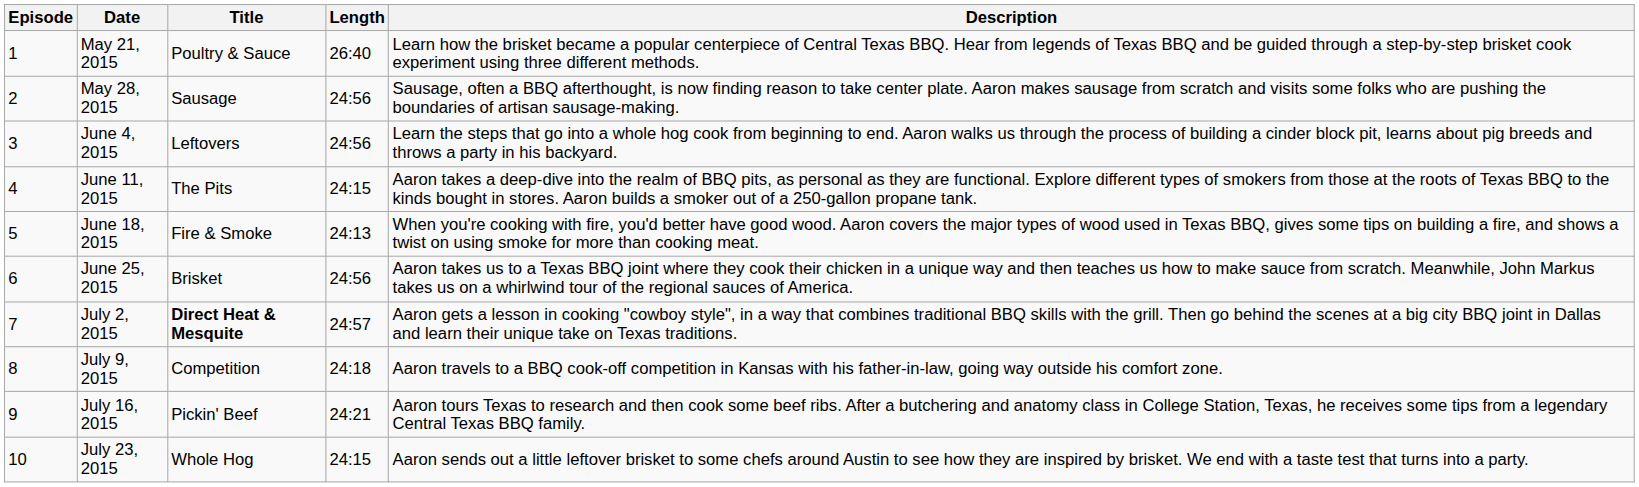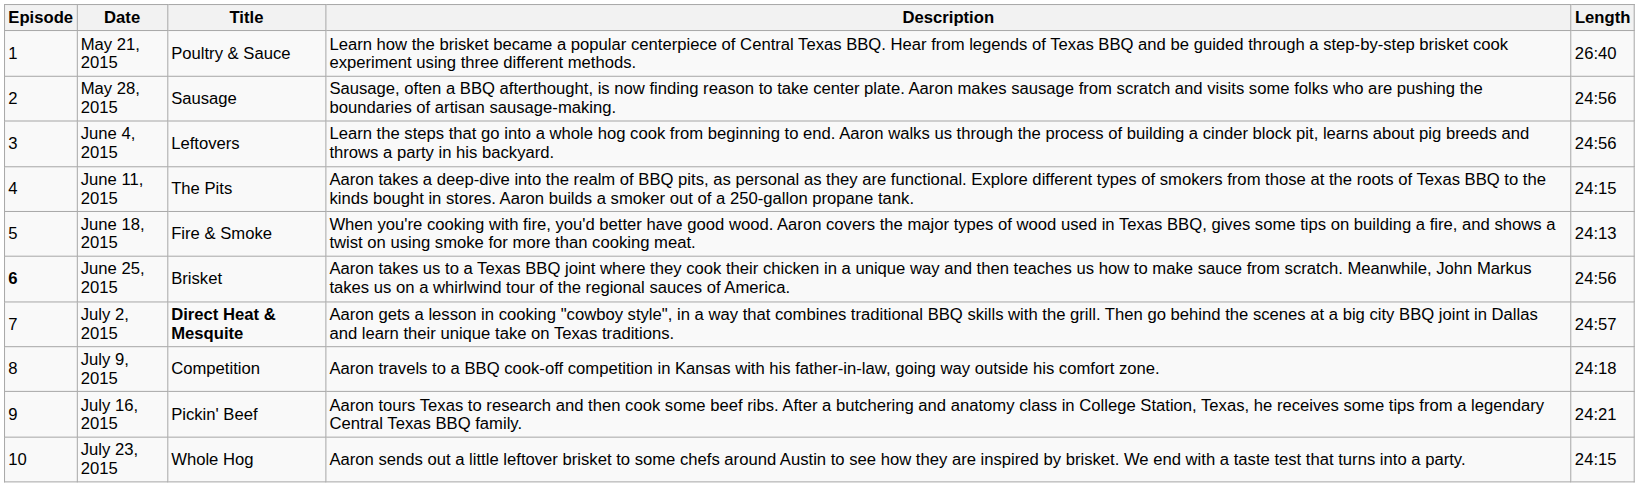columns swapped: (357, 17) <-> (1011, 17)
(13, 278) normal -> (13, 278) bold
